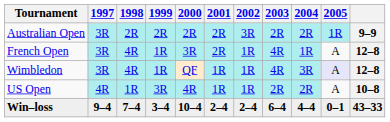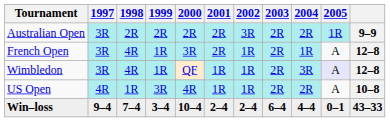(277, 51) 4R -> (277, 51) 2R
(277, 70) 4R -> (277, 70) 2R
